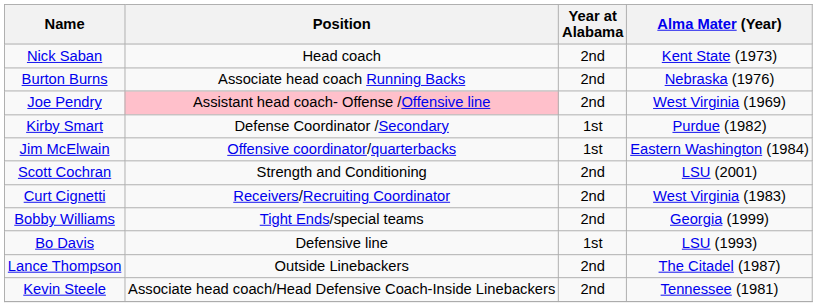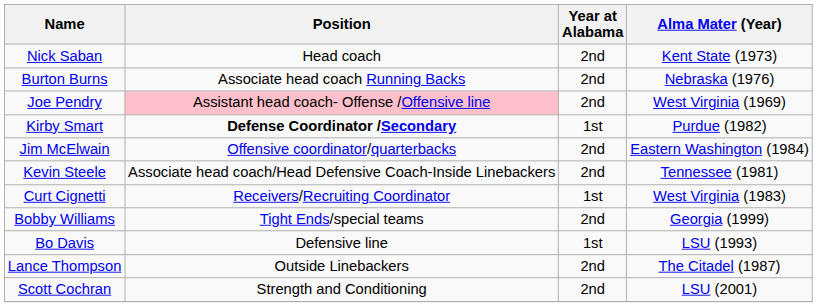(342, 126) normal -> (342, 126) bold
(593, 149) 1st -> (593, 149) 2nd
rows swapped: (65, 289) <-> (65, 172)
(593, 196) 2nd -> (593, 196) 1st
